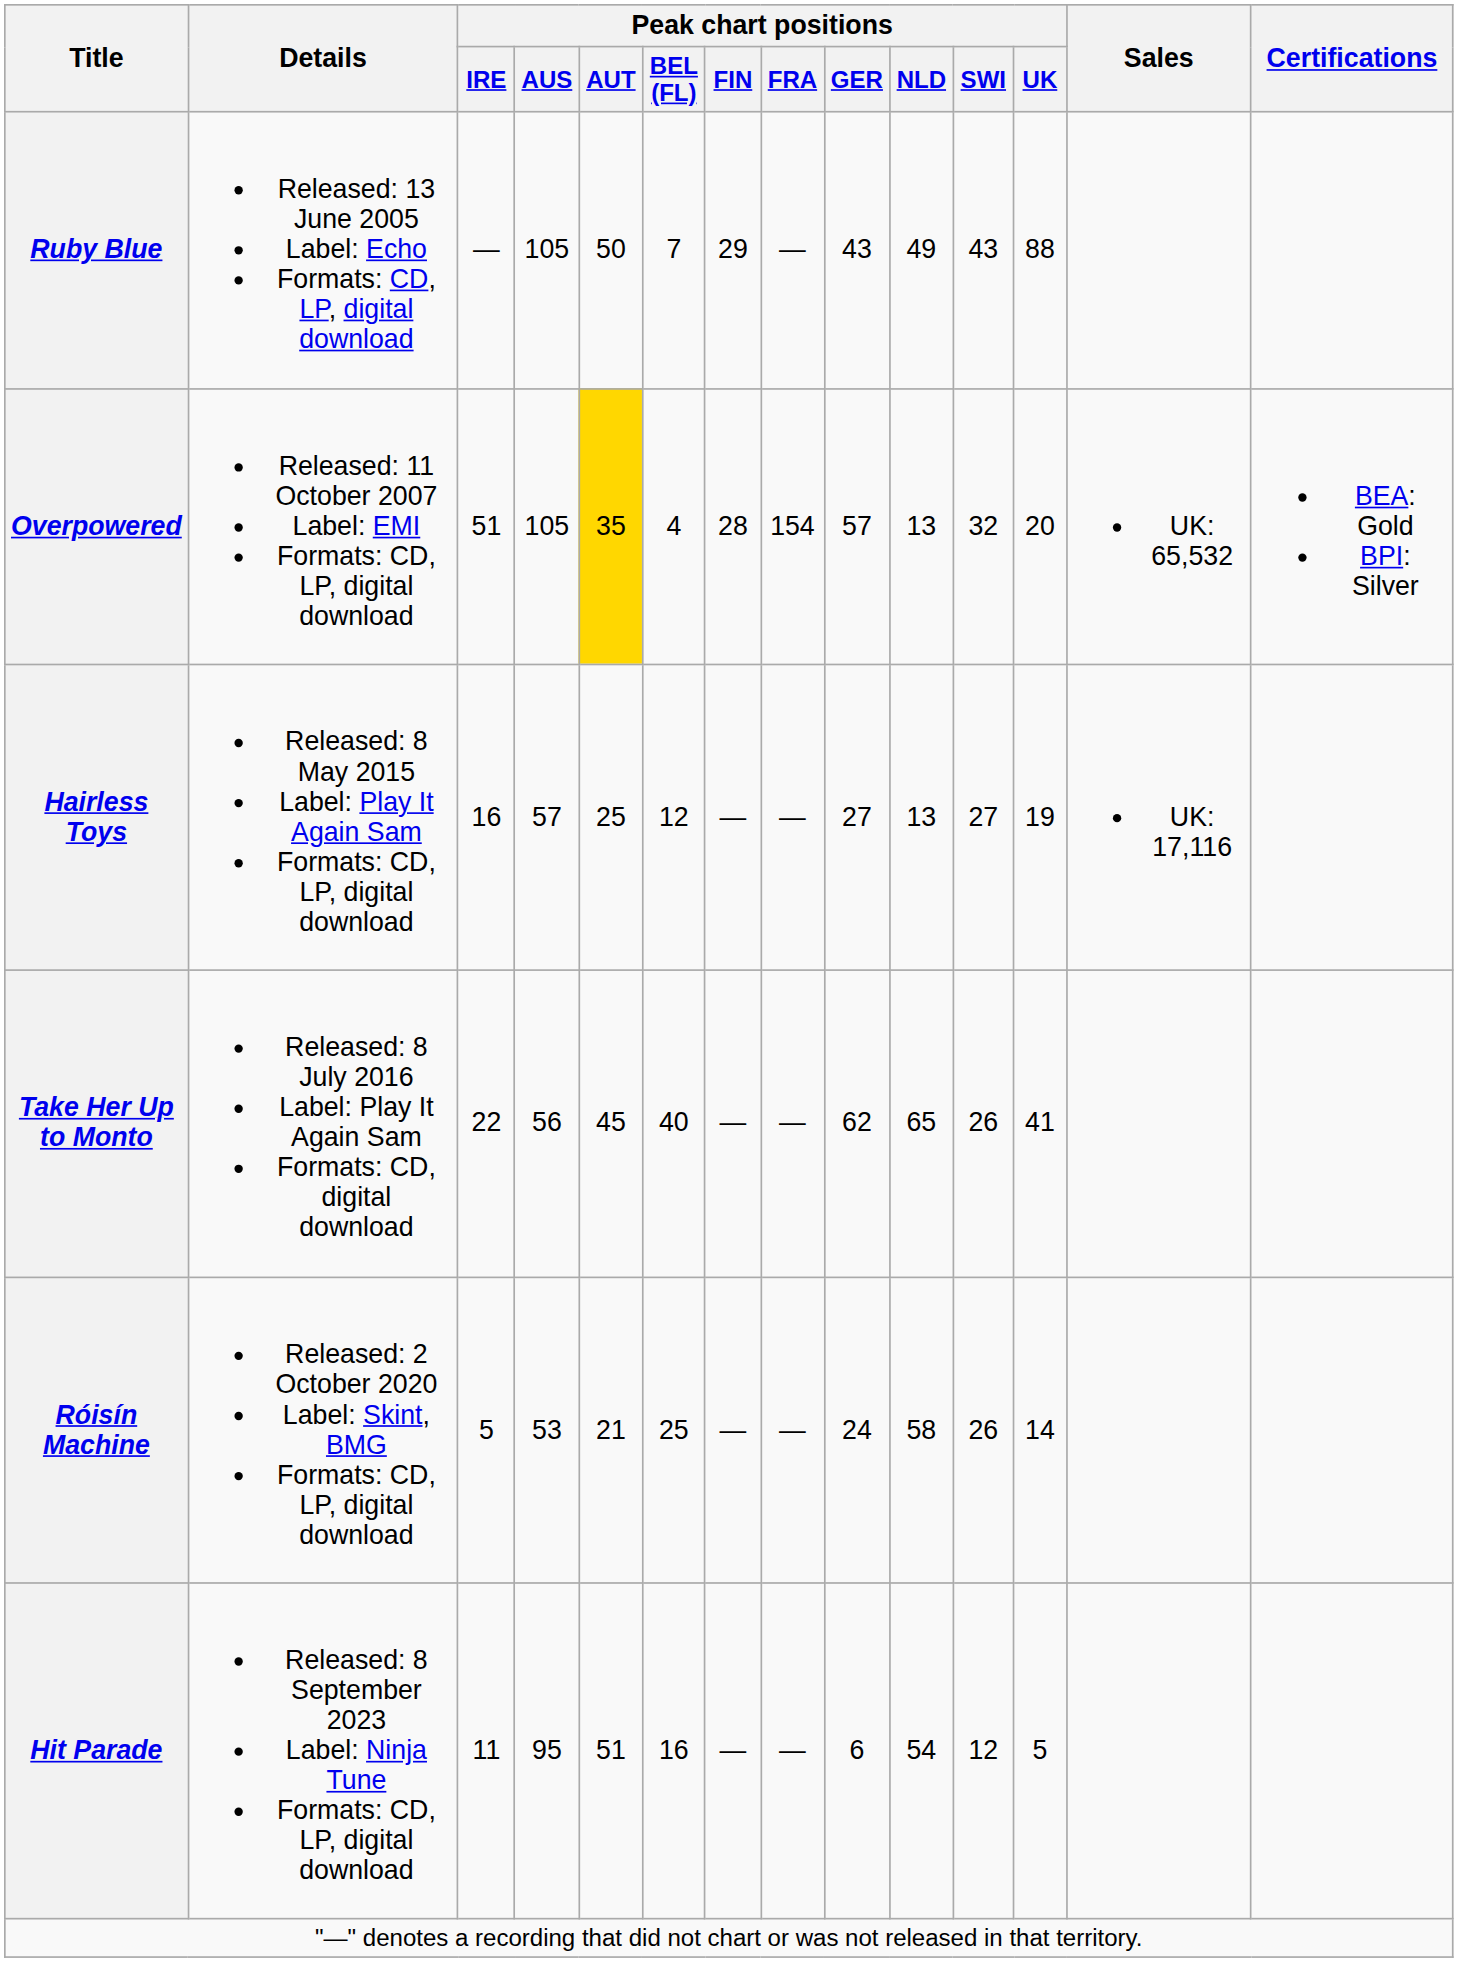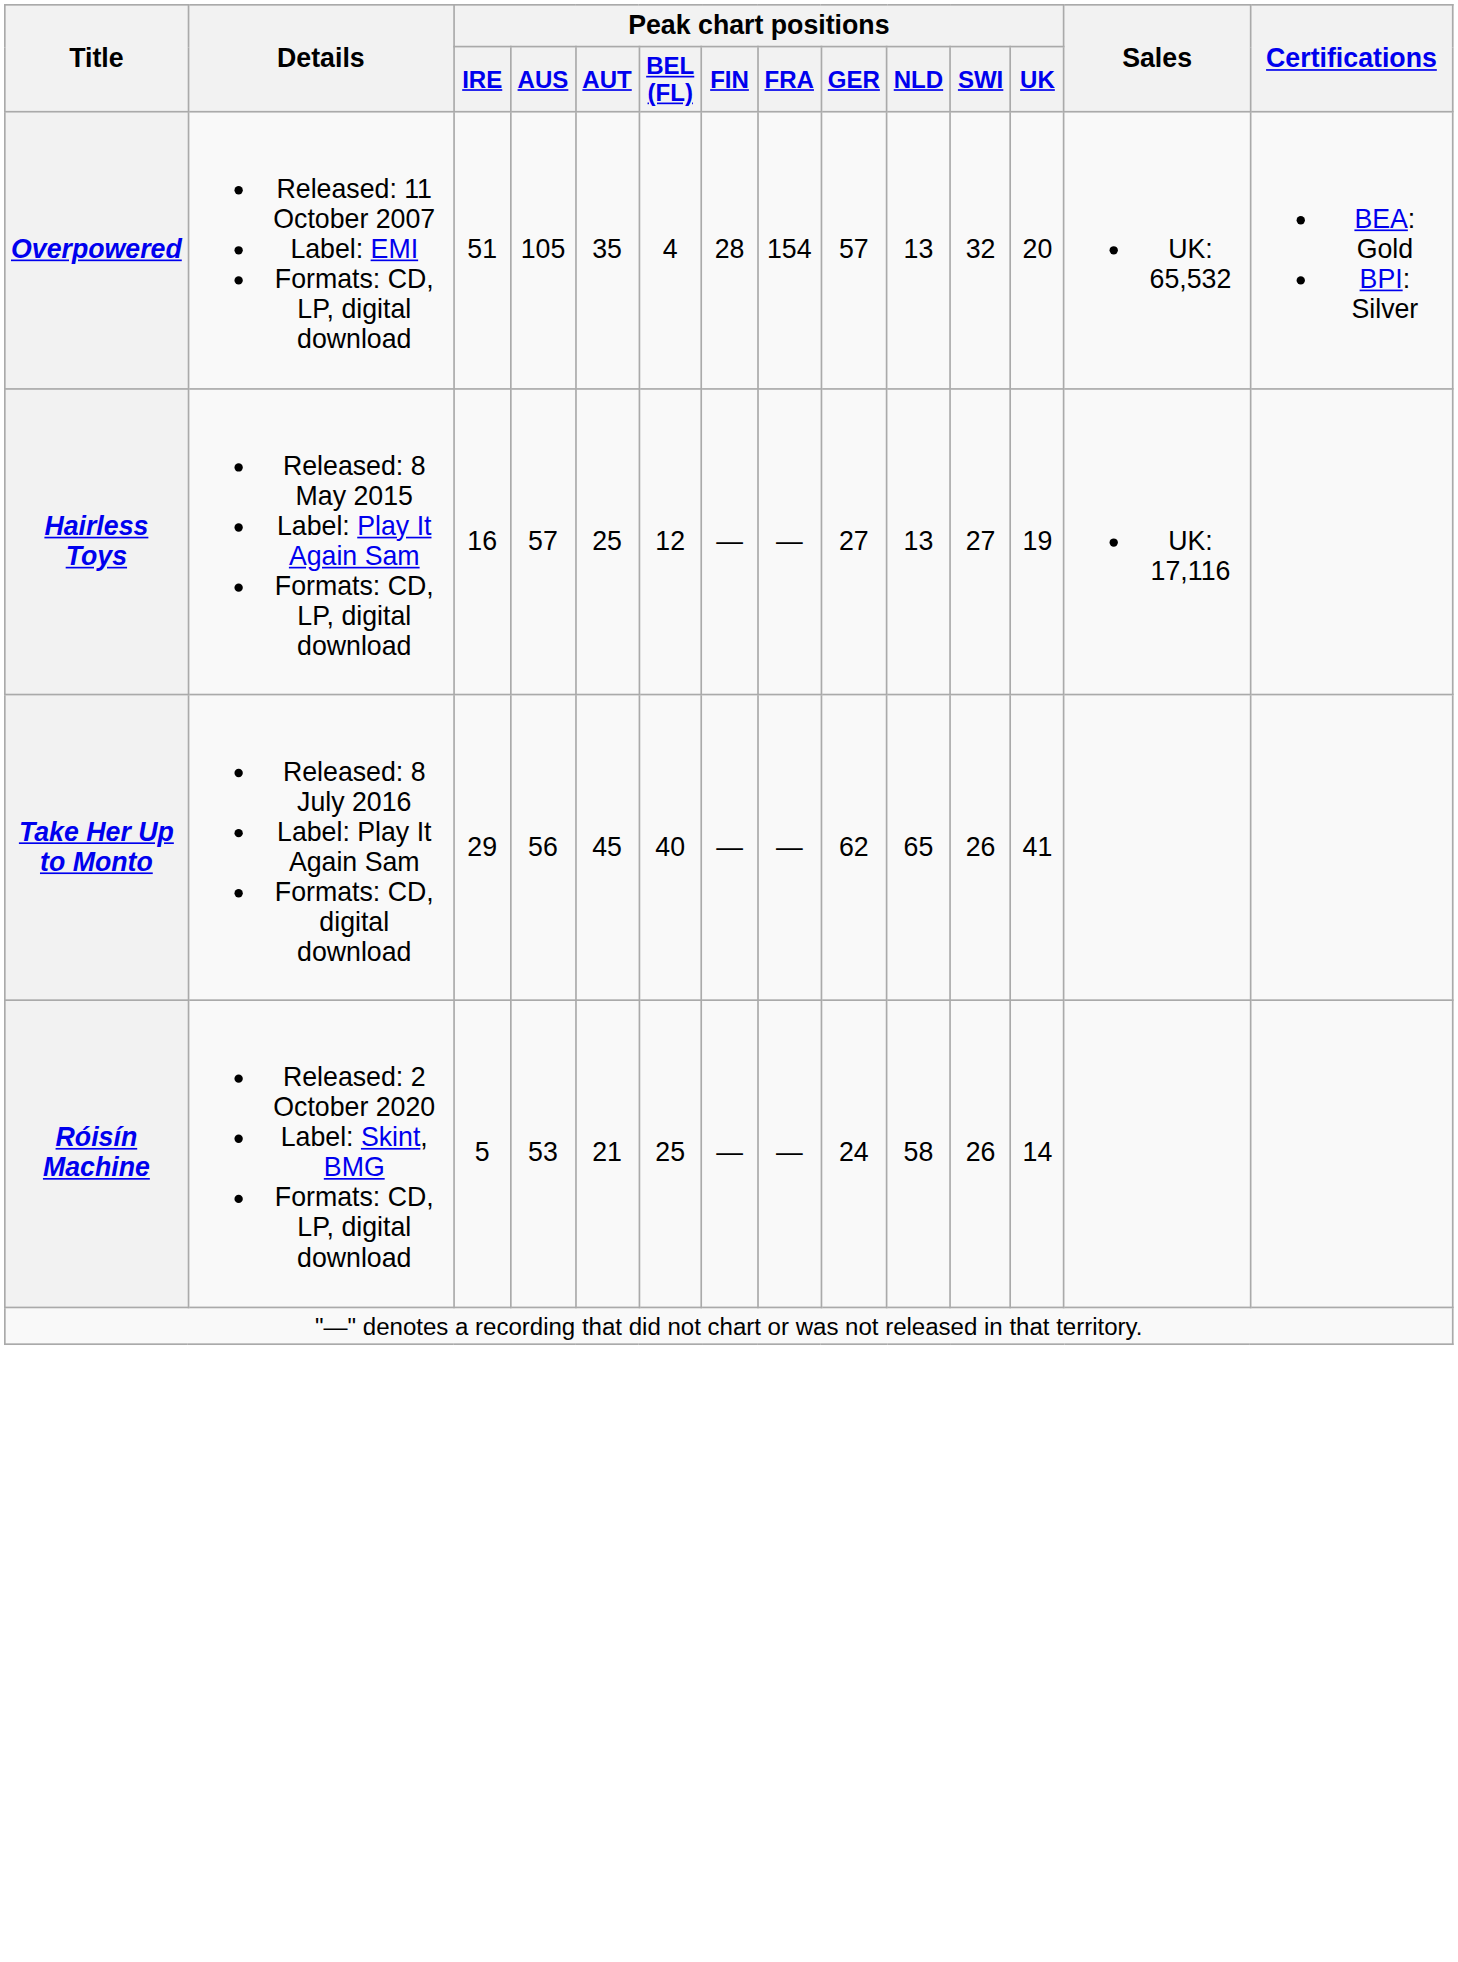- row: (96, 249)
(611, 525) gold background -> (607, 249) no background
(486, 1123) 22 -> (482, 847) 29
- row: (96, 1750)
